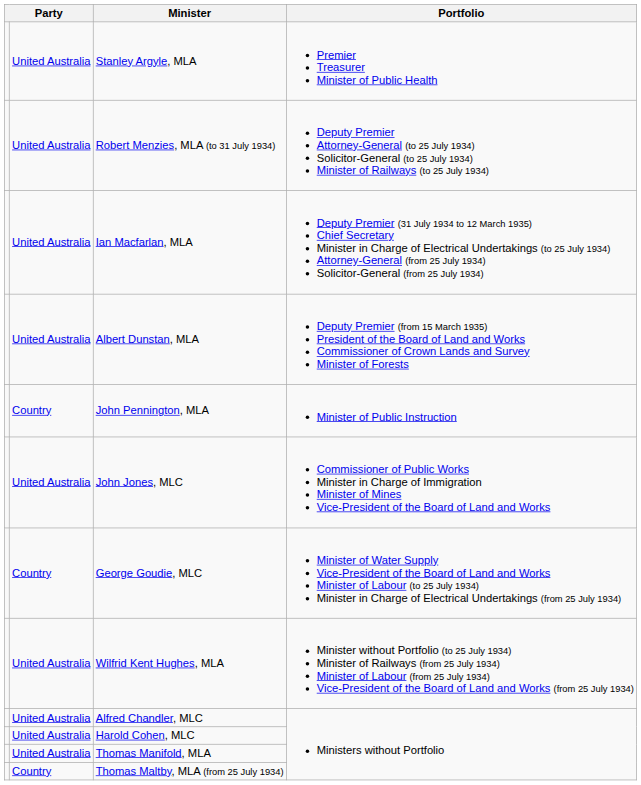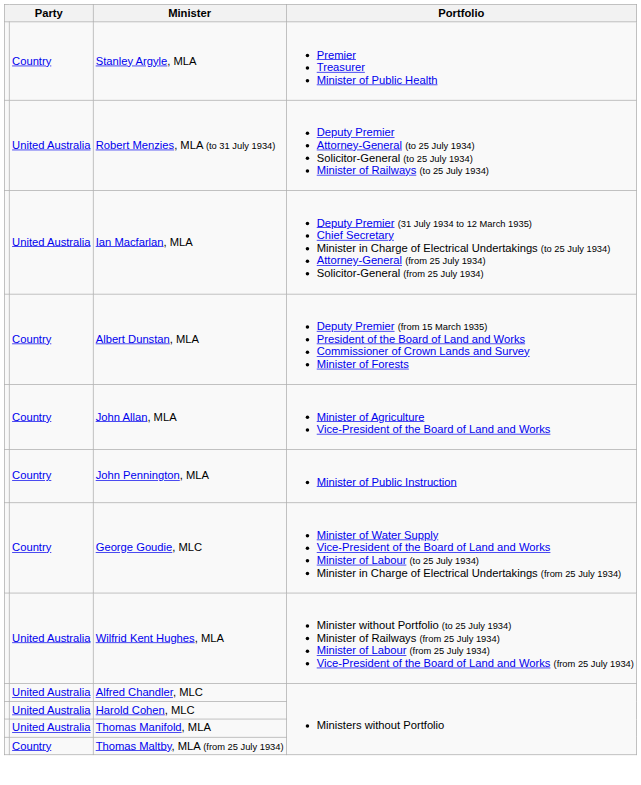(51, 61) United Australia -> (32, 61) Country
(51, 339) United Australia -> (32, 339) Country
+ row: (136, 417)
- row: (139, 482)
